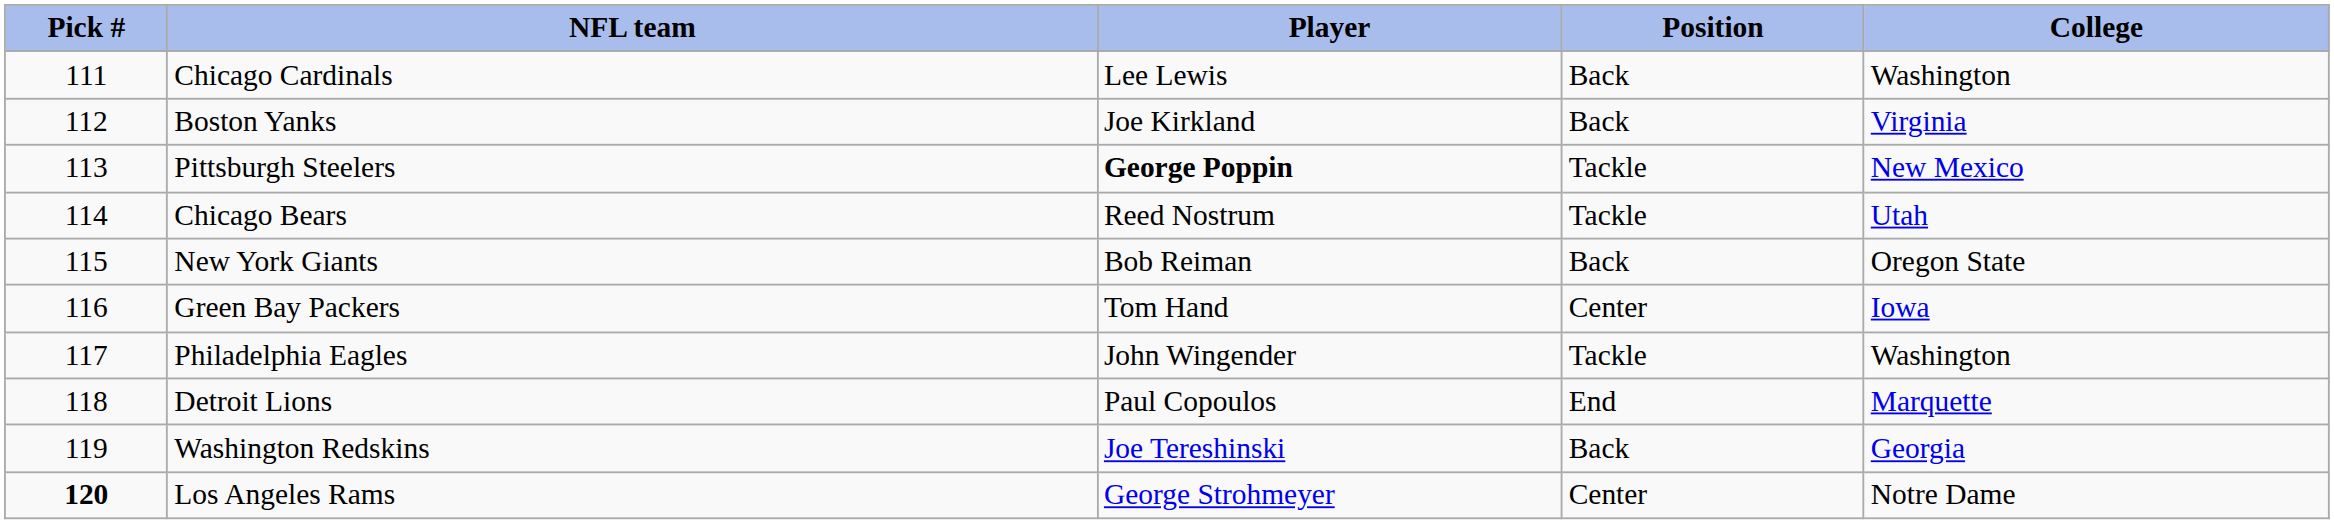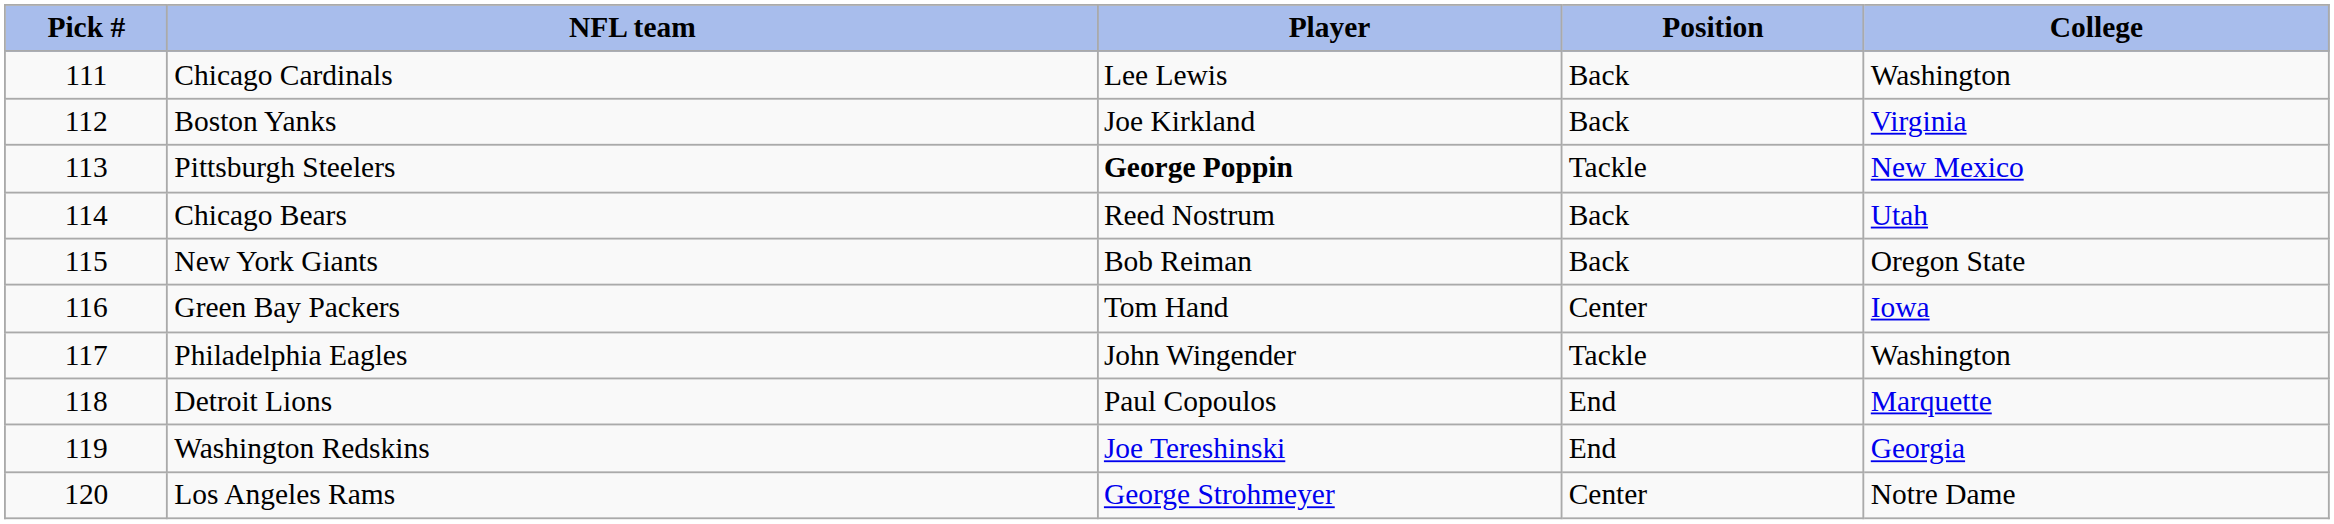(1608, 214) Tackle -> (1599, 214) Back
(1599, 448) Back -> (1592, 448) End
(86, 494) bold -> (86, 494) normal
